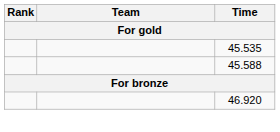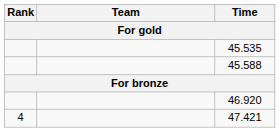+ row: (245, 118)
